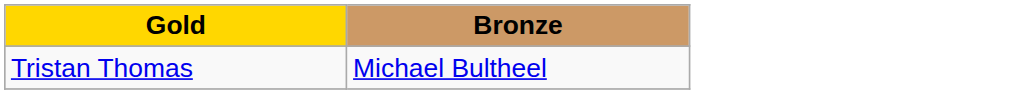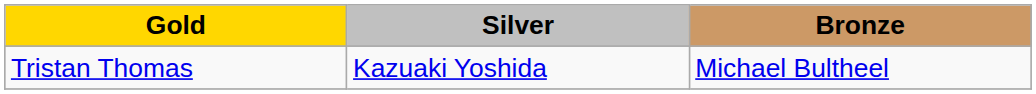+ column: (518, 25)
